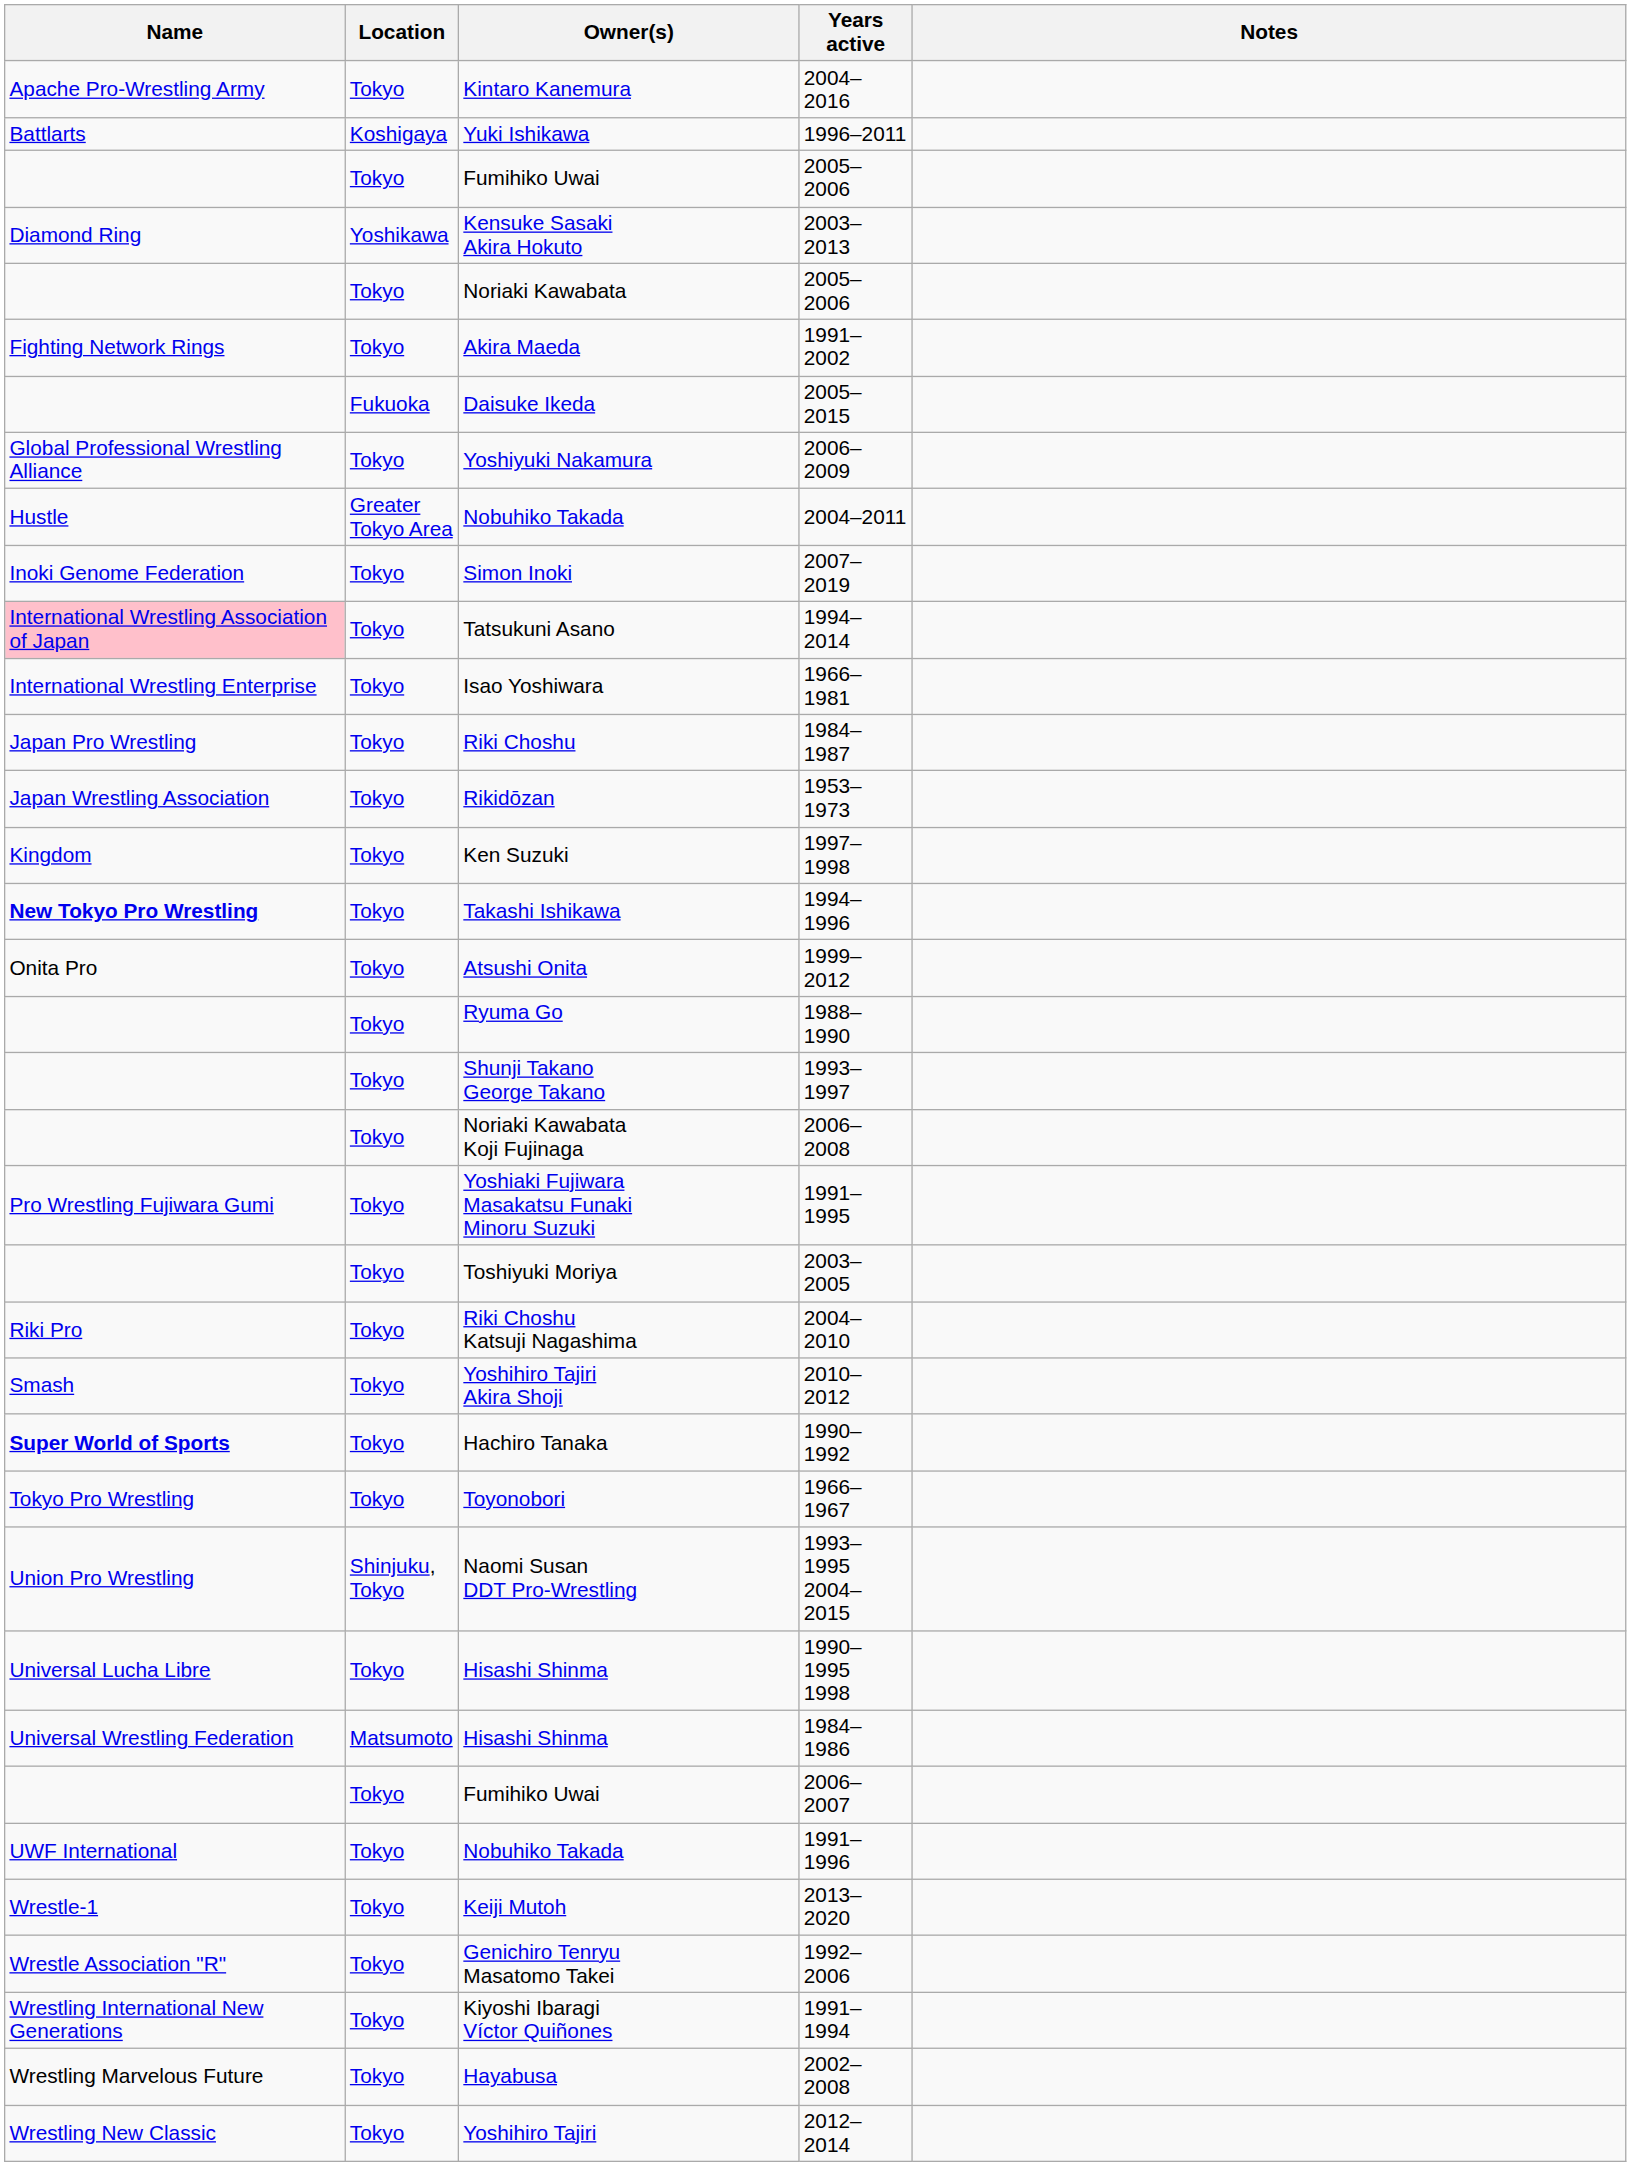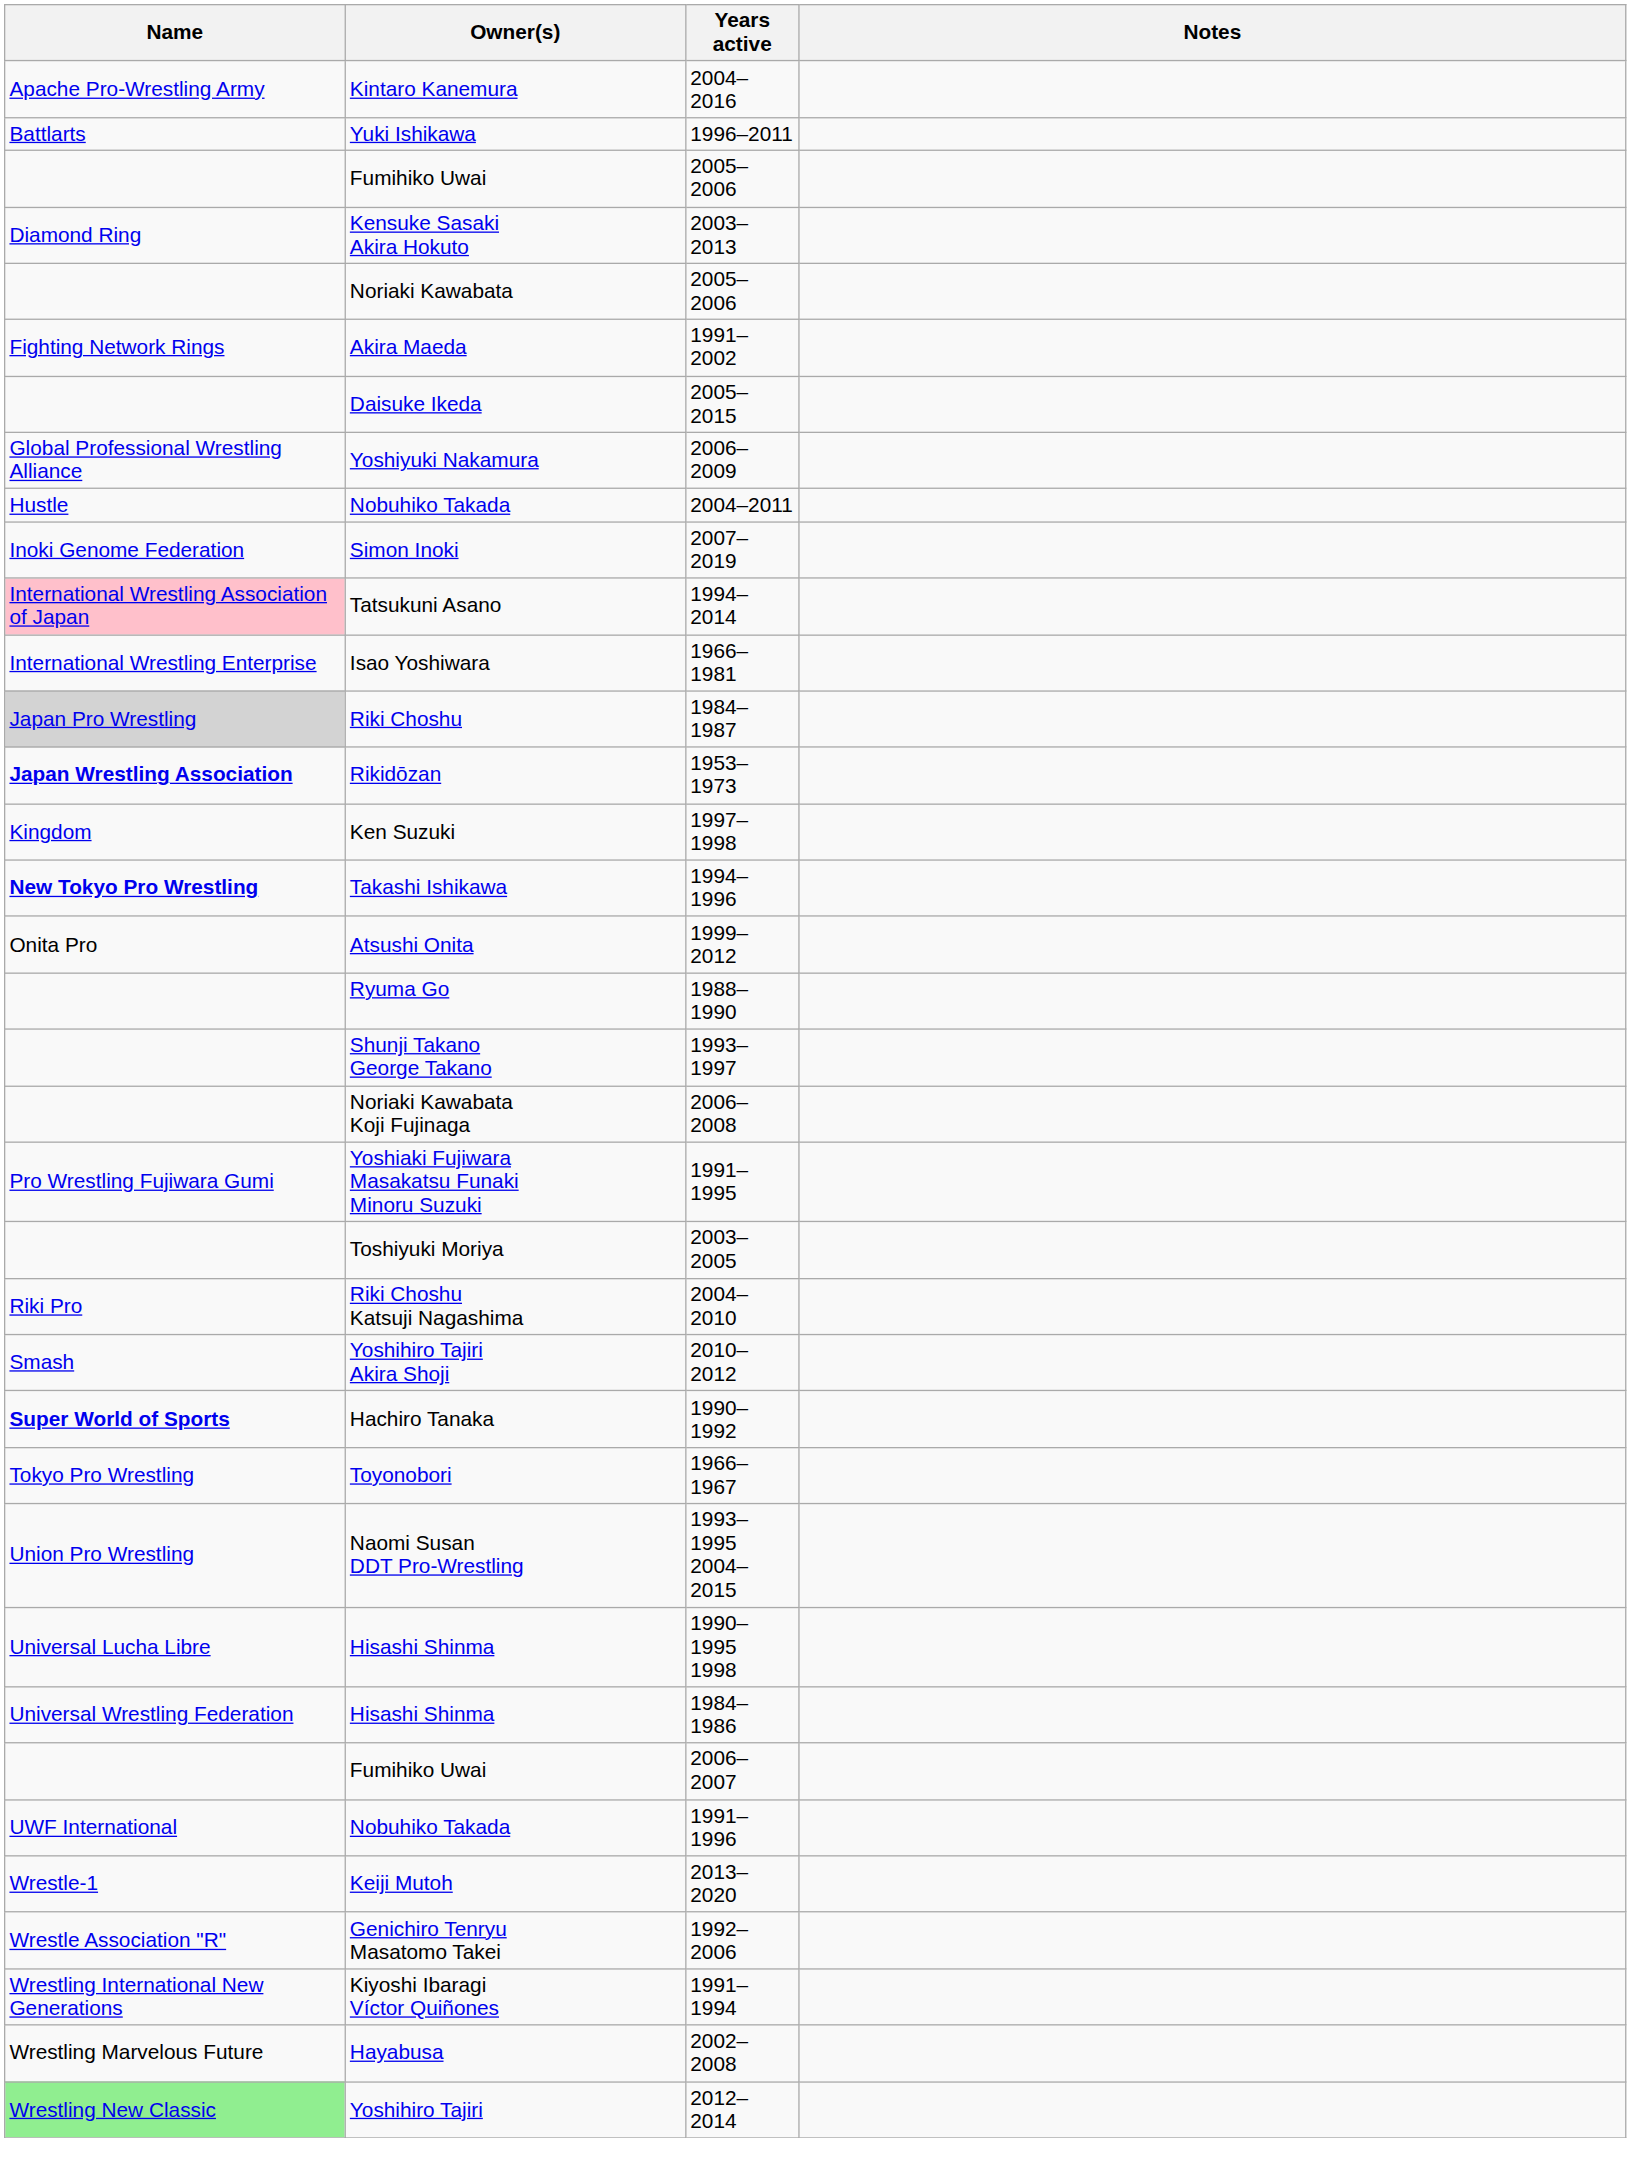- column: (402, 32)
(103, 742) no background -> (103, 718) lightgrey background
(139, 798) normal -> (151, 775) bold
(113, 2132) no background -> (113, 2109) lightgreen background
